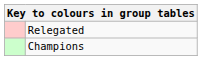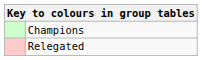rows swapped: (56, 47) <-> (56, 30)
